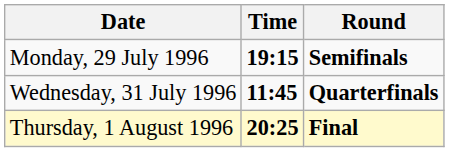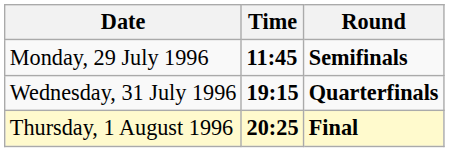(273, 57) 19:15 -> (272, 57) 11:45
(272, 92) 11:45 -> (273, 92) 19:15
